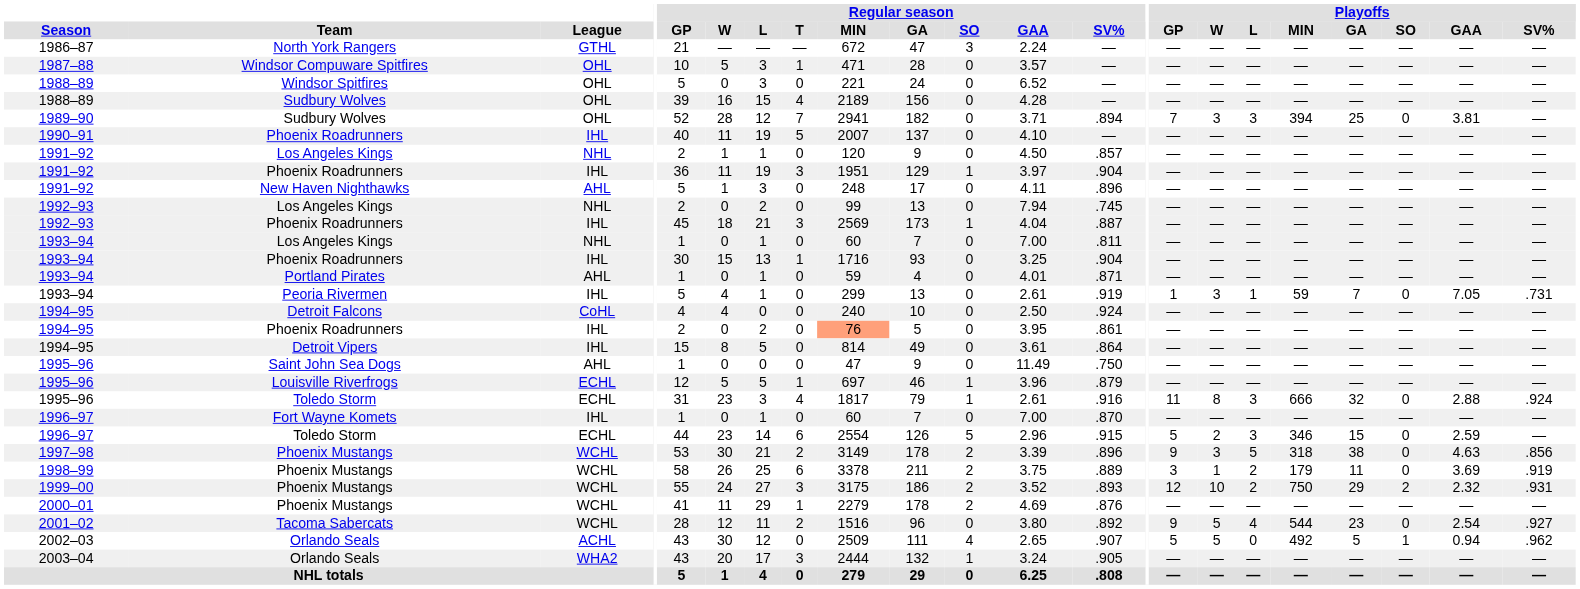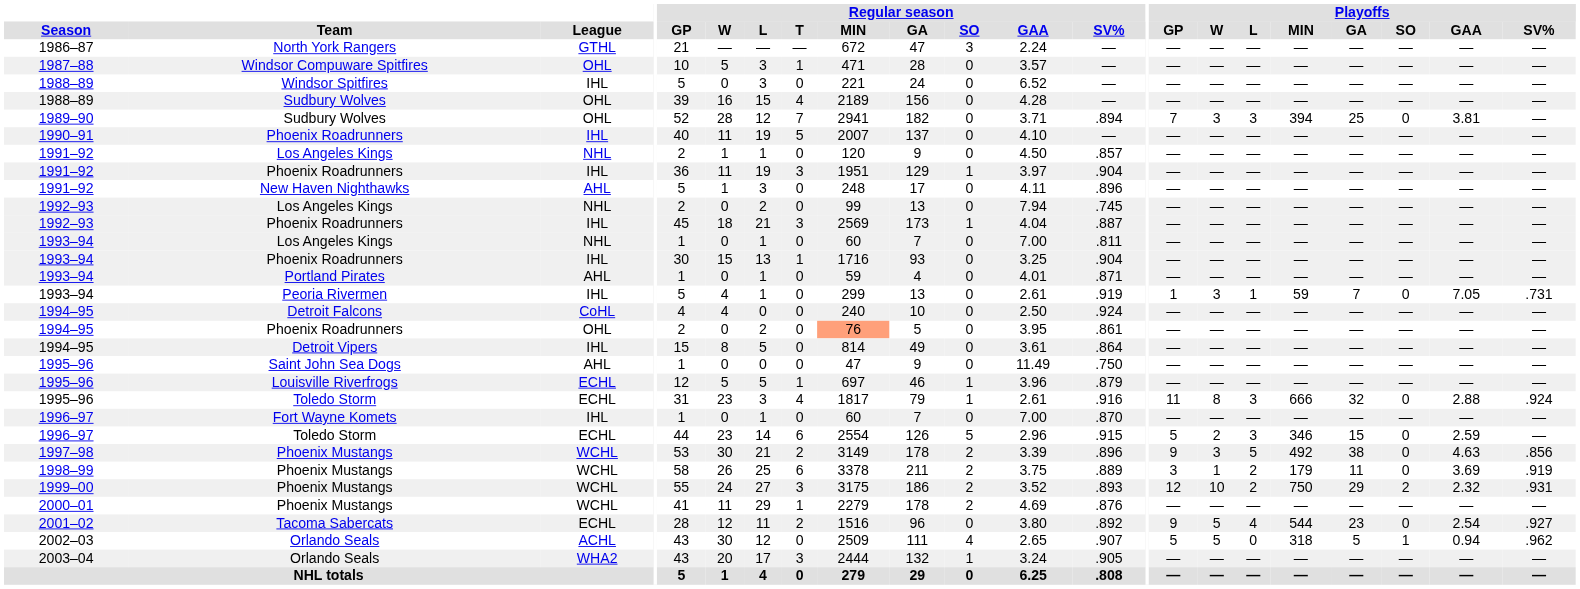(597, 83) OHL -> (597, 83) IHL
(597, 329) IHL -> (597, 329) OHL
(1301, 452) 318 -> (1301, 452) 492
(597, 523) WCHL -> (597, 523) ECHL
(1301, 540) 492 -> (1301, 540) 318
